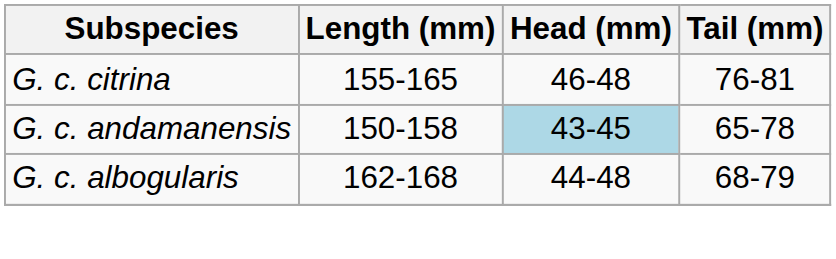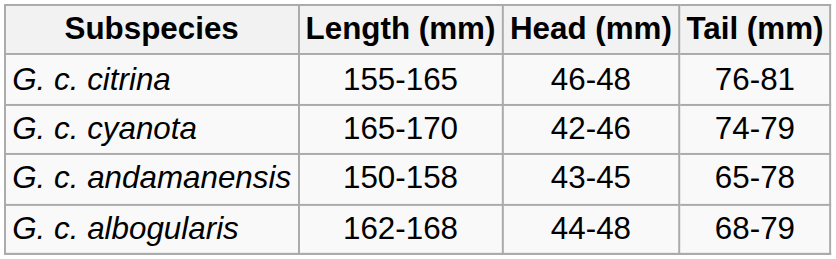+ row: (105, 128)
(591, 128) lightblue background -> (591, 178) no background
